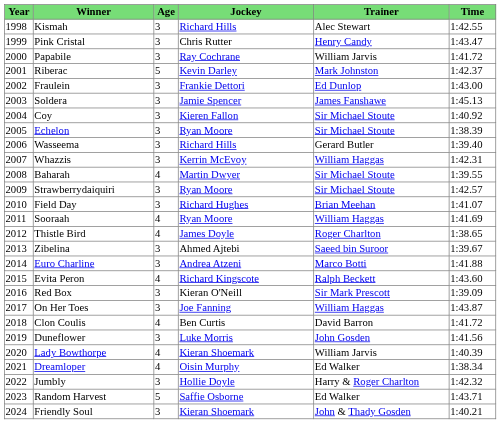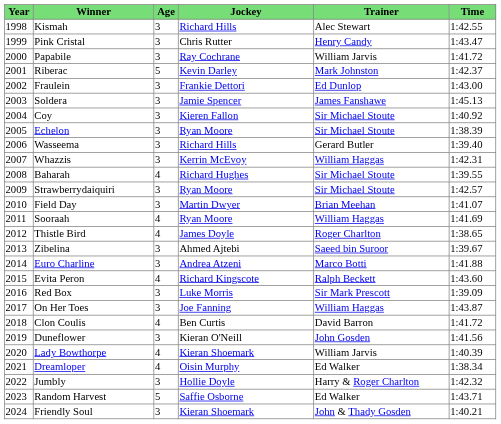(210, 174) Martin Dwyer -> (214, 174) Richard Hughes
(214, 204) Richard Hughes -> (210, 204) Martin Dwyer
(211, 293) Kieran O'Neill -> (206, 293) Luke Morris
(206, 337) Luke Morris -> (211, 337) Kieran O'Neill
